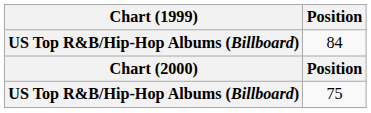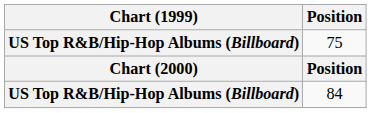rows swapped: (334, 94) <-> (334, 42)
